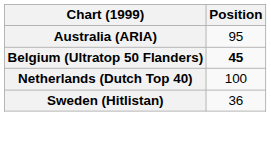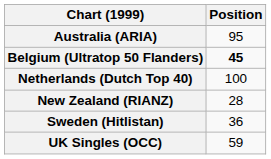+ row: (105, 100)
+ row: (105, 143)
